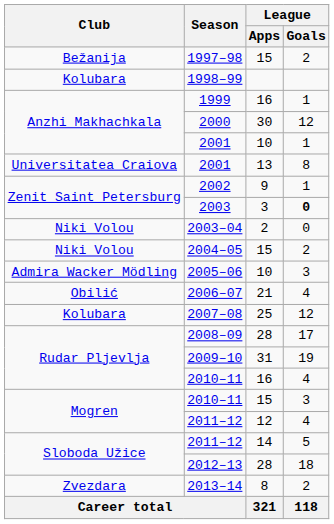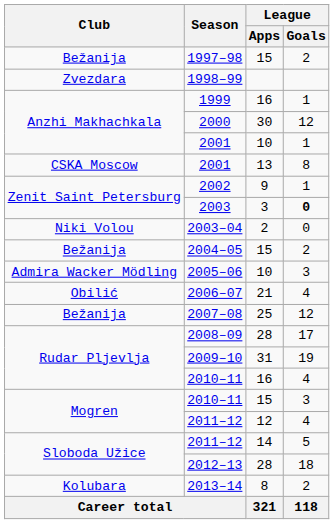(94, 79) Kolubara -> (94, 79) Zvezdara
(94, 165) Universitatea Craiova -> (94, 165) CSKA Moscow
(94, 251) Niki Volou -> (94, 251) Bežanija
(94, 315) Kolubara -> (94, 315) Bežanija
(94, 486) Zvezdara -> (94, 486) Kolubara
